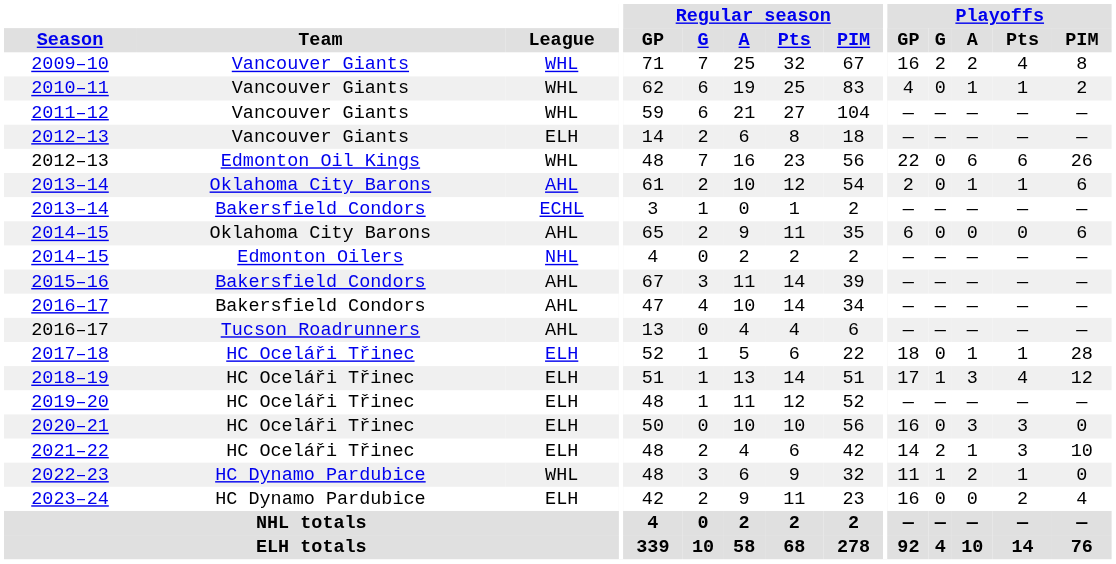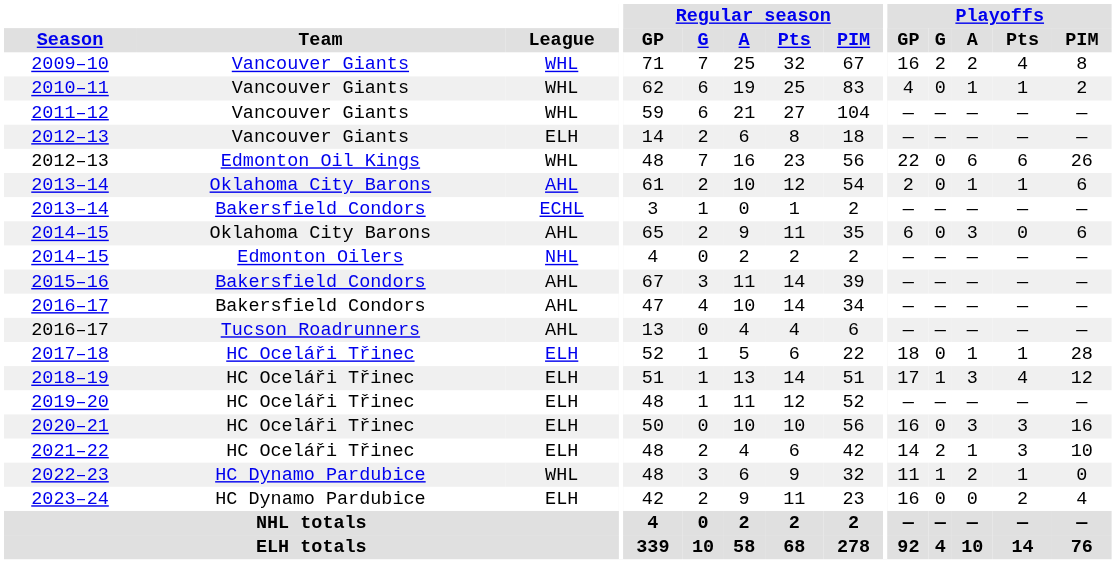(972, 233) 0 -> (972, 233) 3
(1082, 426) 0 -> (1082, 426) 16
